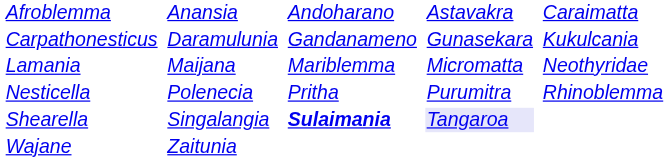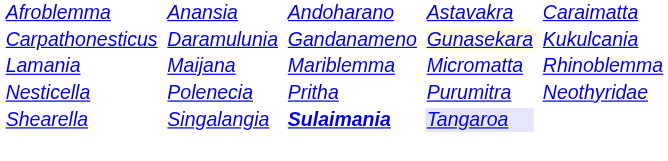(480, 39) no background -> (480, 39) lightyellow background
(595, 66) Neothyridae -> (603, 66) Rhinoblemma
(603, 93) Rhinoblemma -> (595, 93) Neothyridae
- row: (39, 146)
